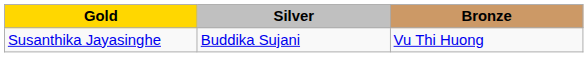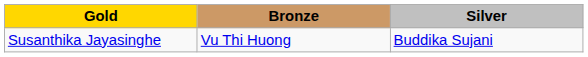columns swapped: (294, 16) <-> (487, 16)
